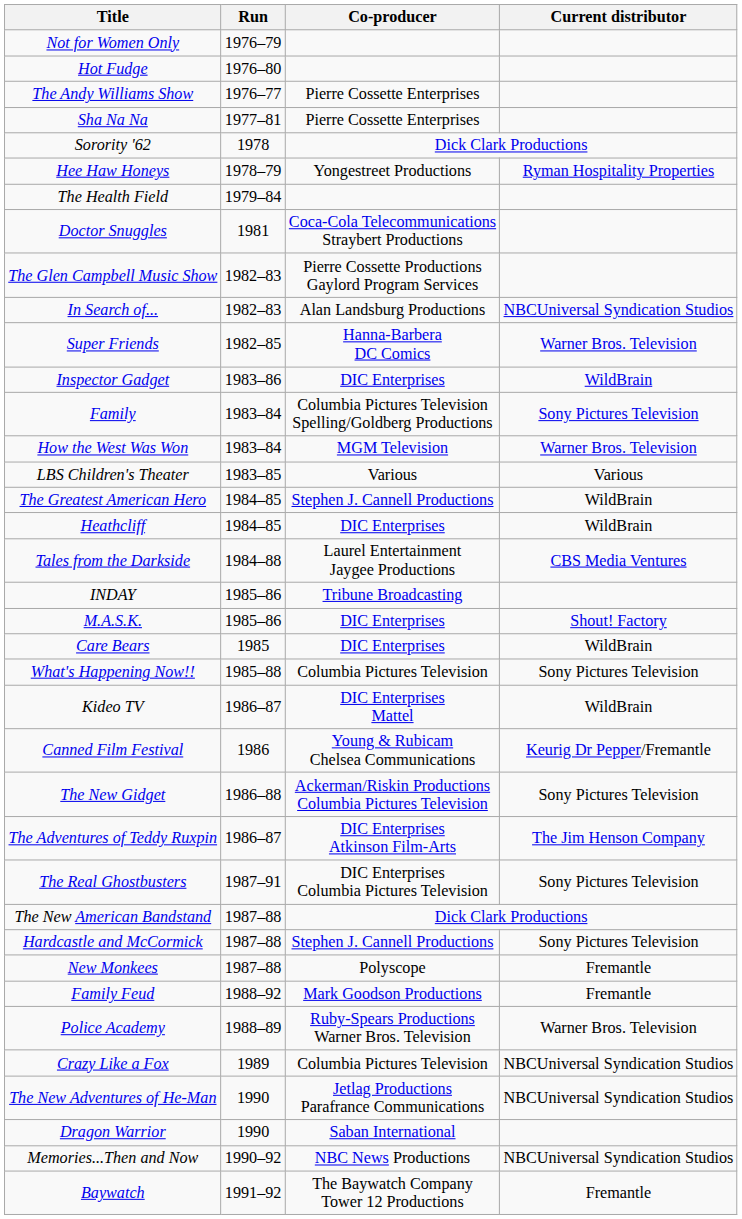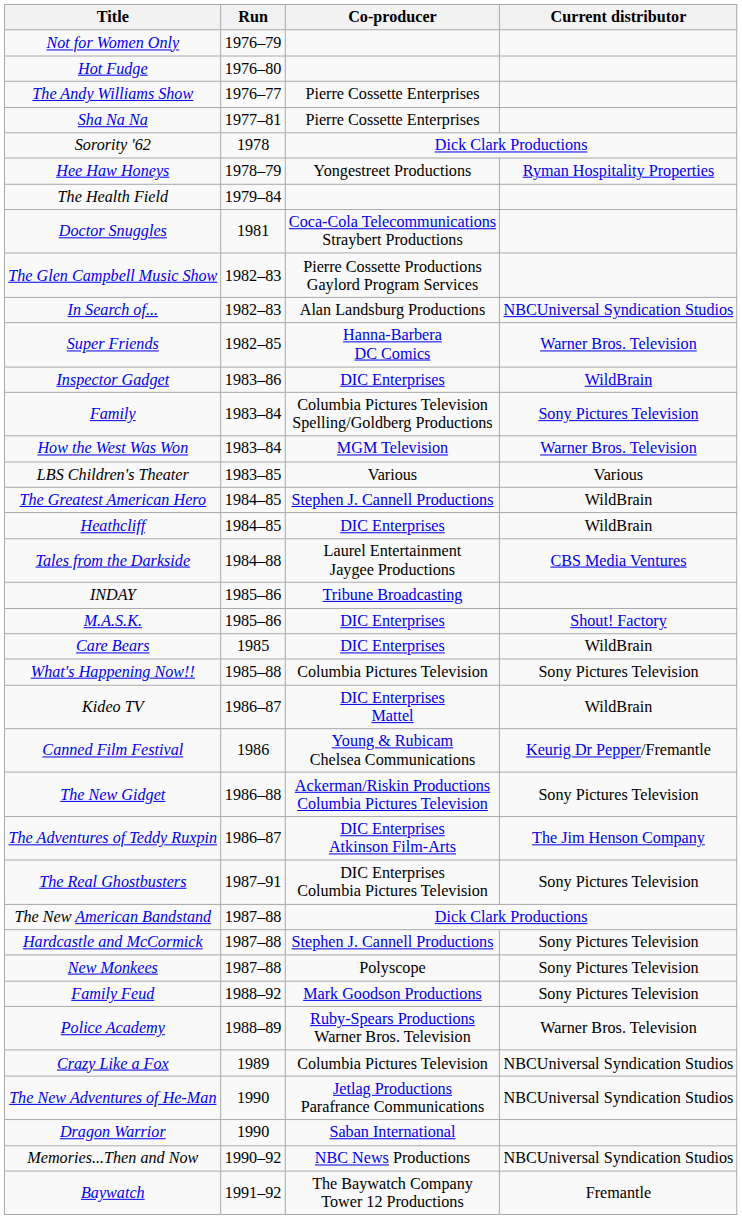(618, 967) Fremantle -> (618, 967) Sony Pictures Television
(618, 993) Fremantle -> (618, 993) Sony Pictures Television
